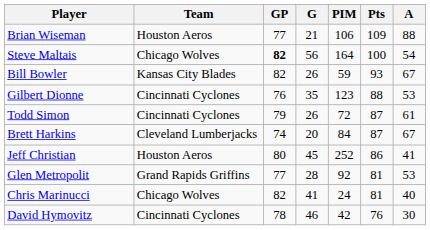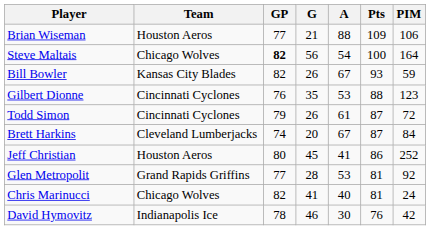columns swapped: (409, 14) <-> (344, 14)
(188, 214) Cincinnati Cyclones -> (177, 214) Indianapolis Ice
